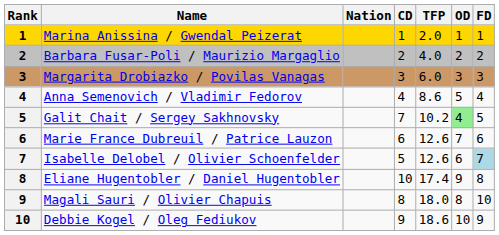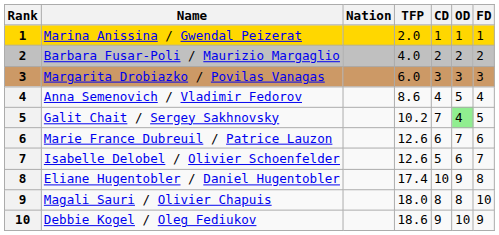columns swapped: (434, 15) <-> (405, 15)
(480, 159) lightblue background -> (480, 159) no background
